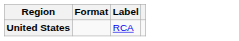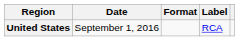+ column: (117, 12)
